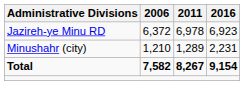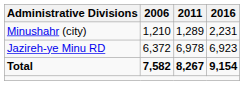rows swapped: (56, 31) <-> (47, 48)
